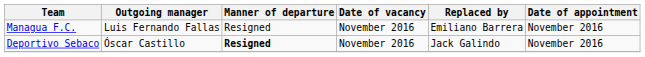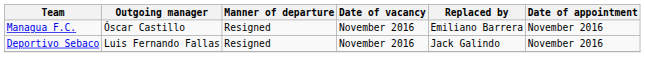(162, 28) Luis Fernando Fallas -> (144, 28) Óscar Castillo
(144, 44) Óscar Castillo -> (162, 44) Luis Fernando Fallas
(248, 44) bold -> (248, 44) normal
